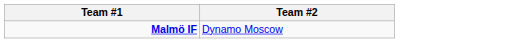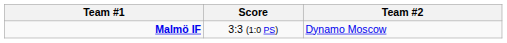+ column: (253, 12)
